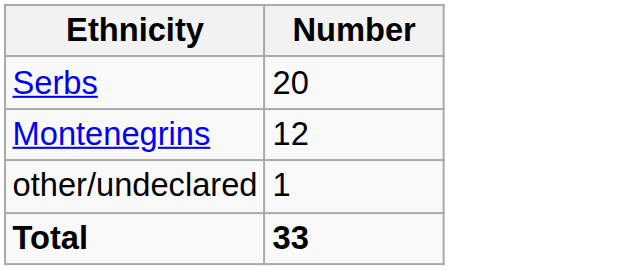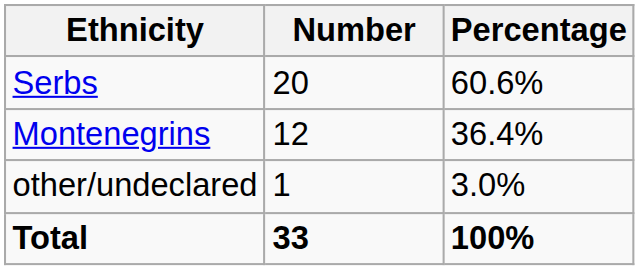+ column: (539, 30)
